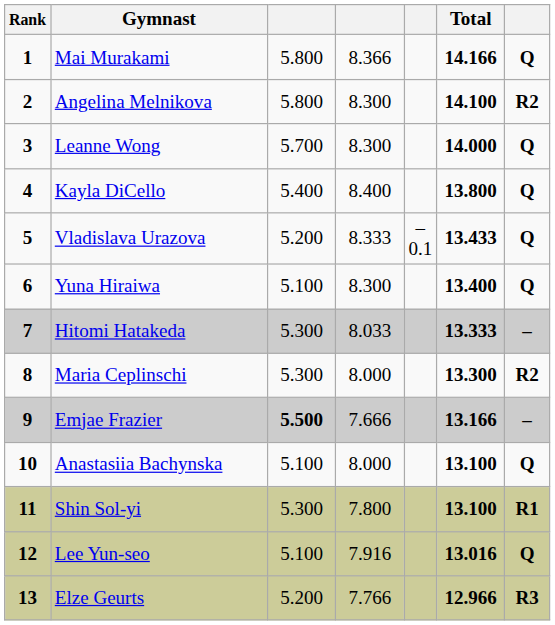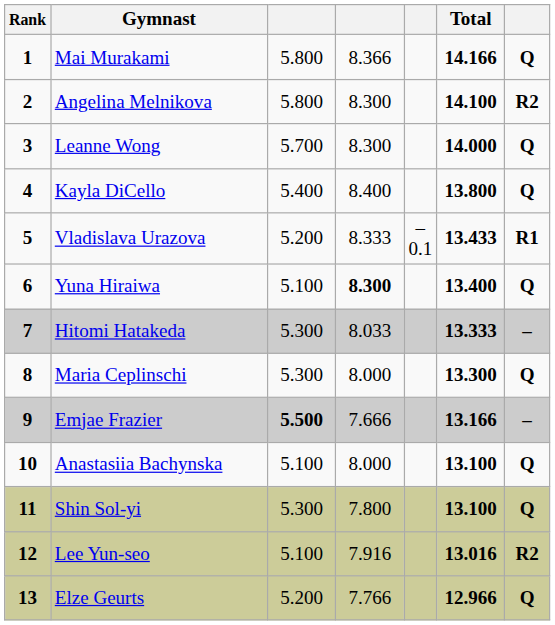(527, 238) Q -> (527, 238) R1
(370, 286) normal -> (370, 286) bold
(527, 375) R2 -> (527, 375) Q
(527, 508) R1 -> (527, 508) Q
(527, 553) Q -> (527, 553) R2
(527, 597) R3 -> (527, 597) Q
